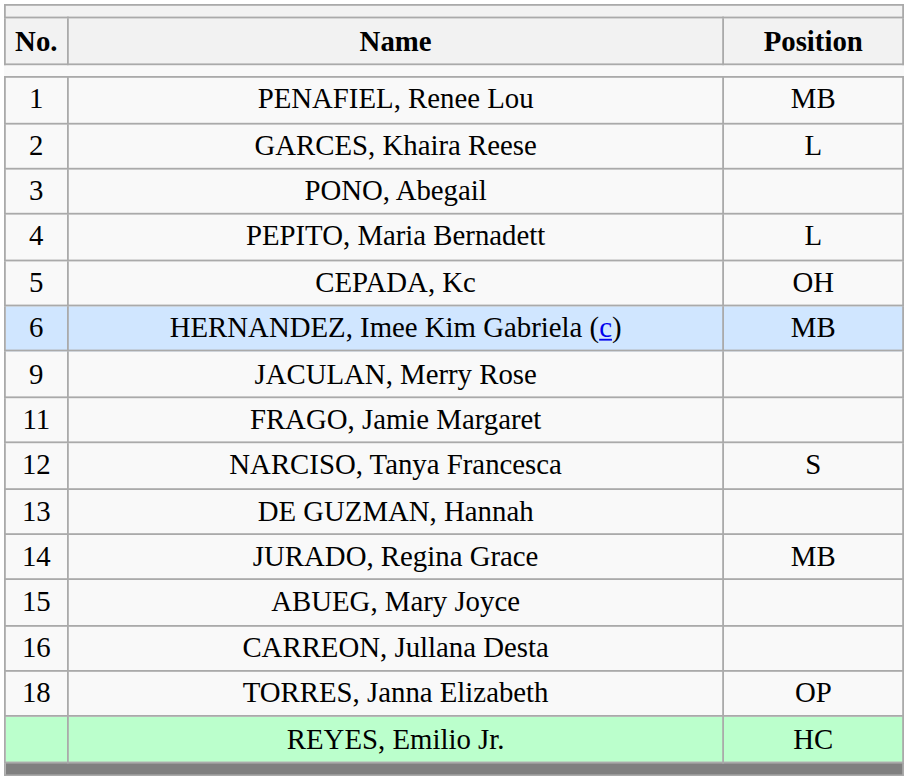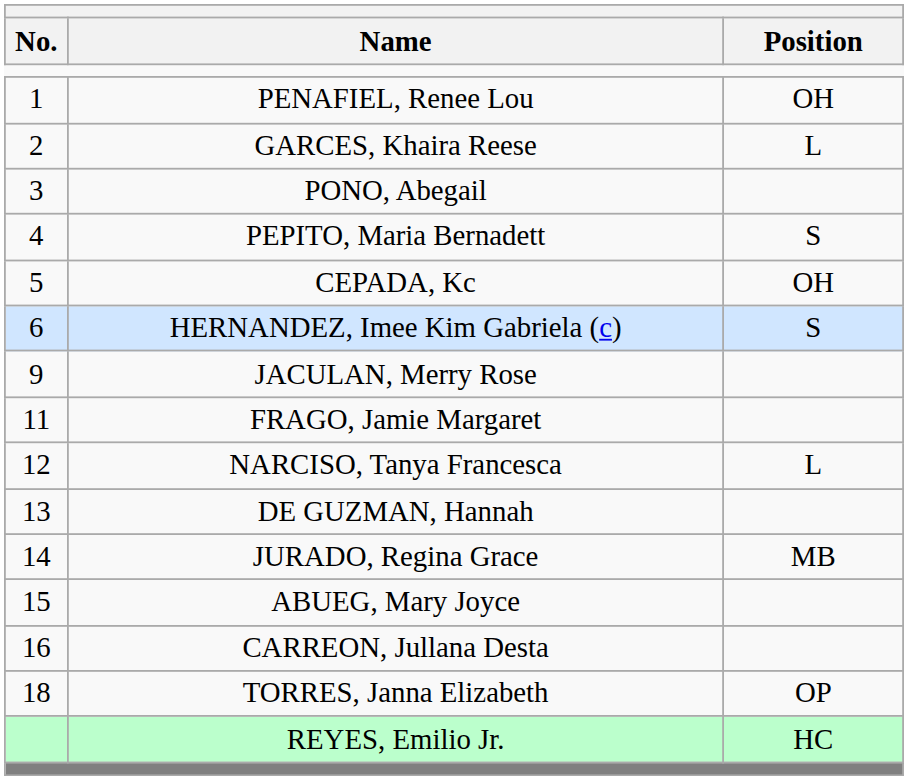(813, 99) MB -> (813, 99) OH
(813, 236) L -> (813, 236) S
(813, 327) MB -> (813, 327) S
(813, 464) S -> (813, 464) L
